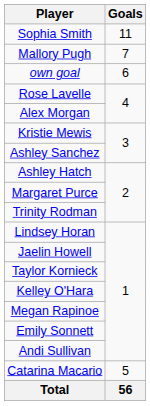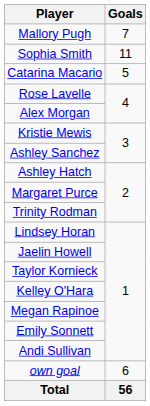rows swapped: (55, 34) <-> (55, 53)
rows swapped: (55, 370) <-> (55, 73)
